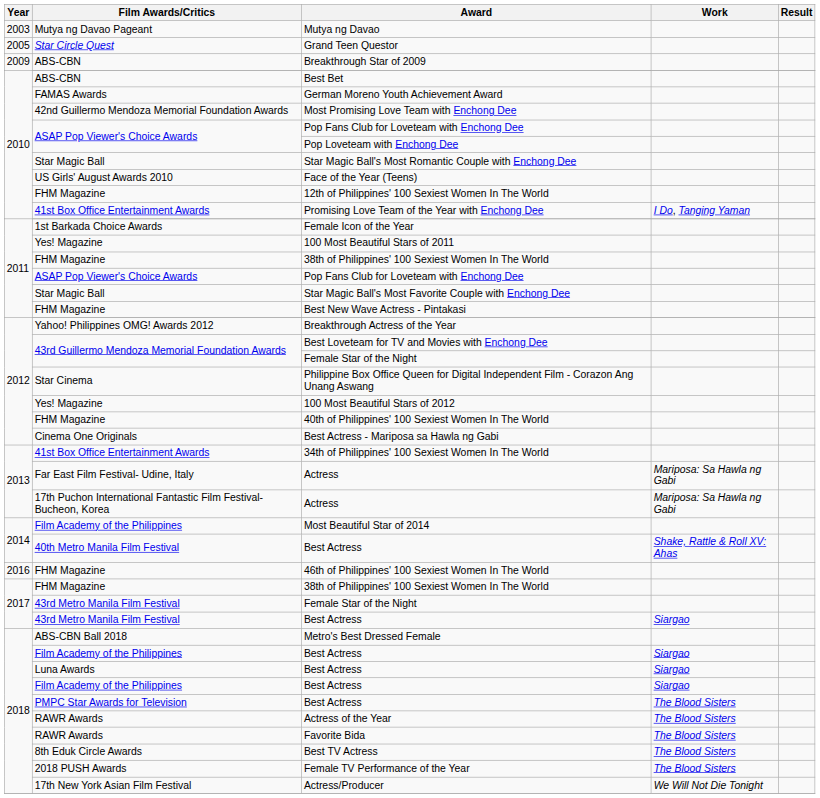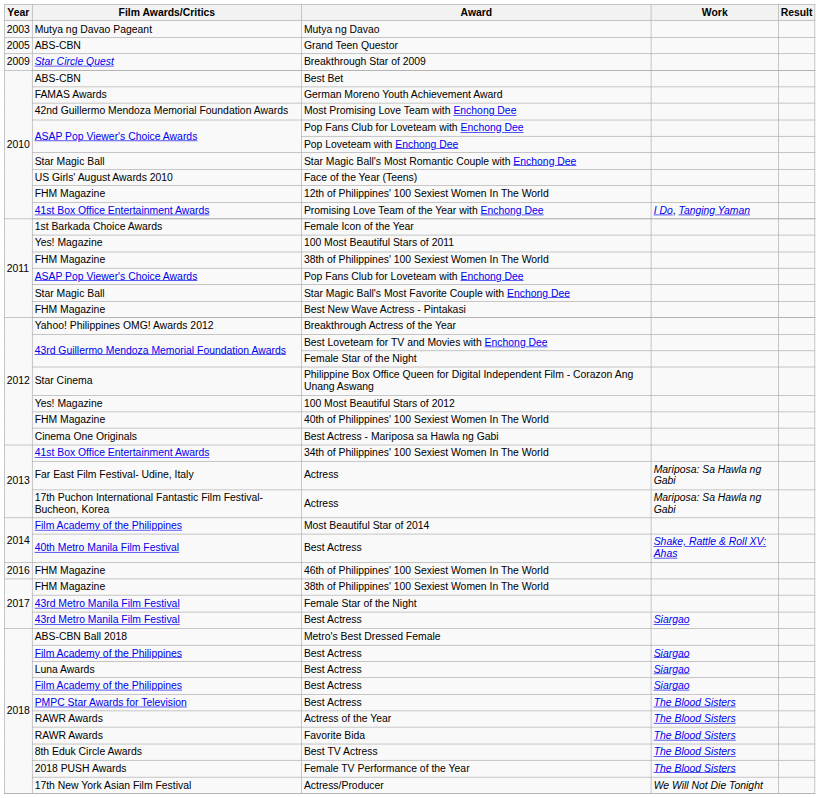(74, 45) Star Circle Quest -> (58, 45) ABS-CBN
(58, 62) ABS-CBN -> (74, 62) Star Circle Quest
